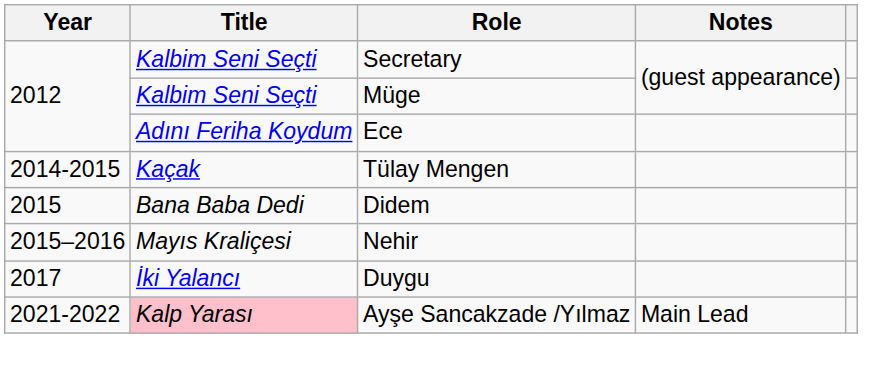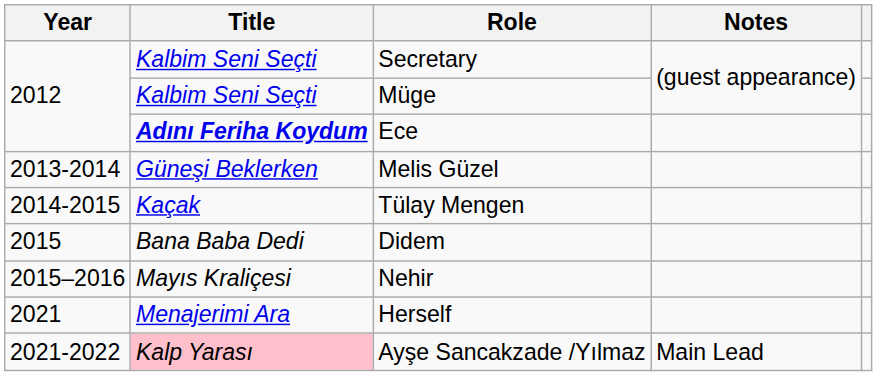(244, 132) normal -> (252, 132) bold
+ row: (438, 168)
- row: (396, 278)
+ row: (415, 315)
